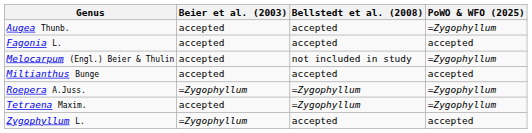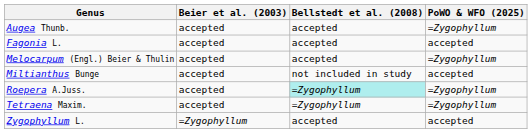(352, 58) not included in study -> (315, 58) accepted
(315, 74) accepted -> (352, 74) not included in study
(213, 89) =Zygophyllum -> (202, 89) accepted
(326, 89) no background -> (326, 89) paleturquoise background
